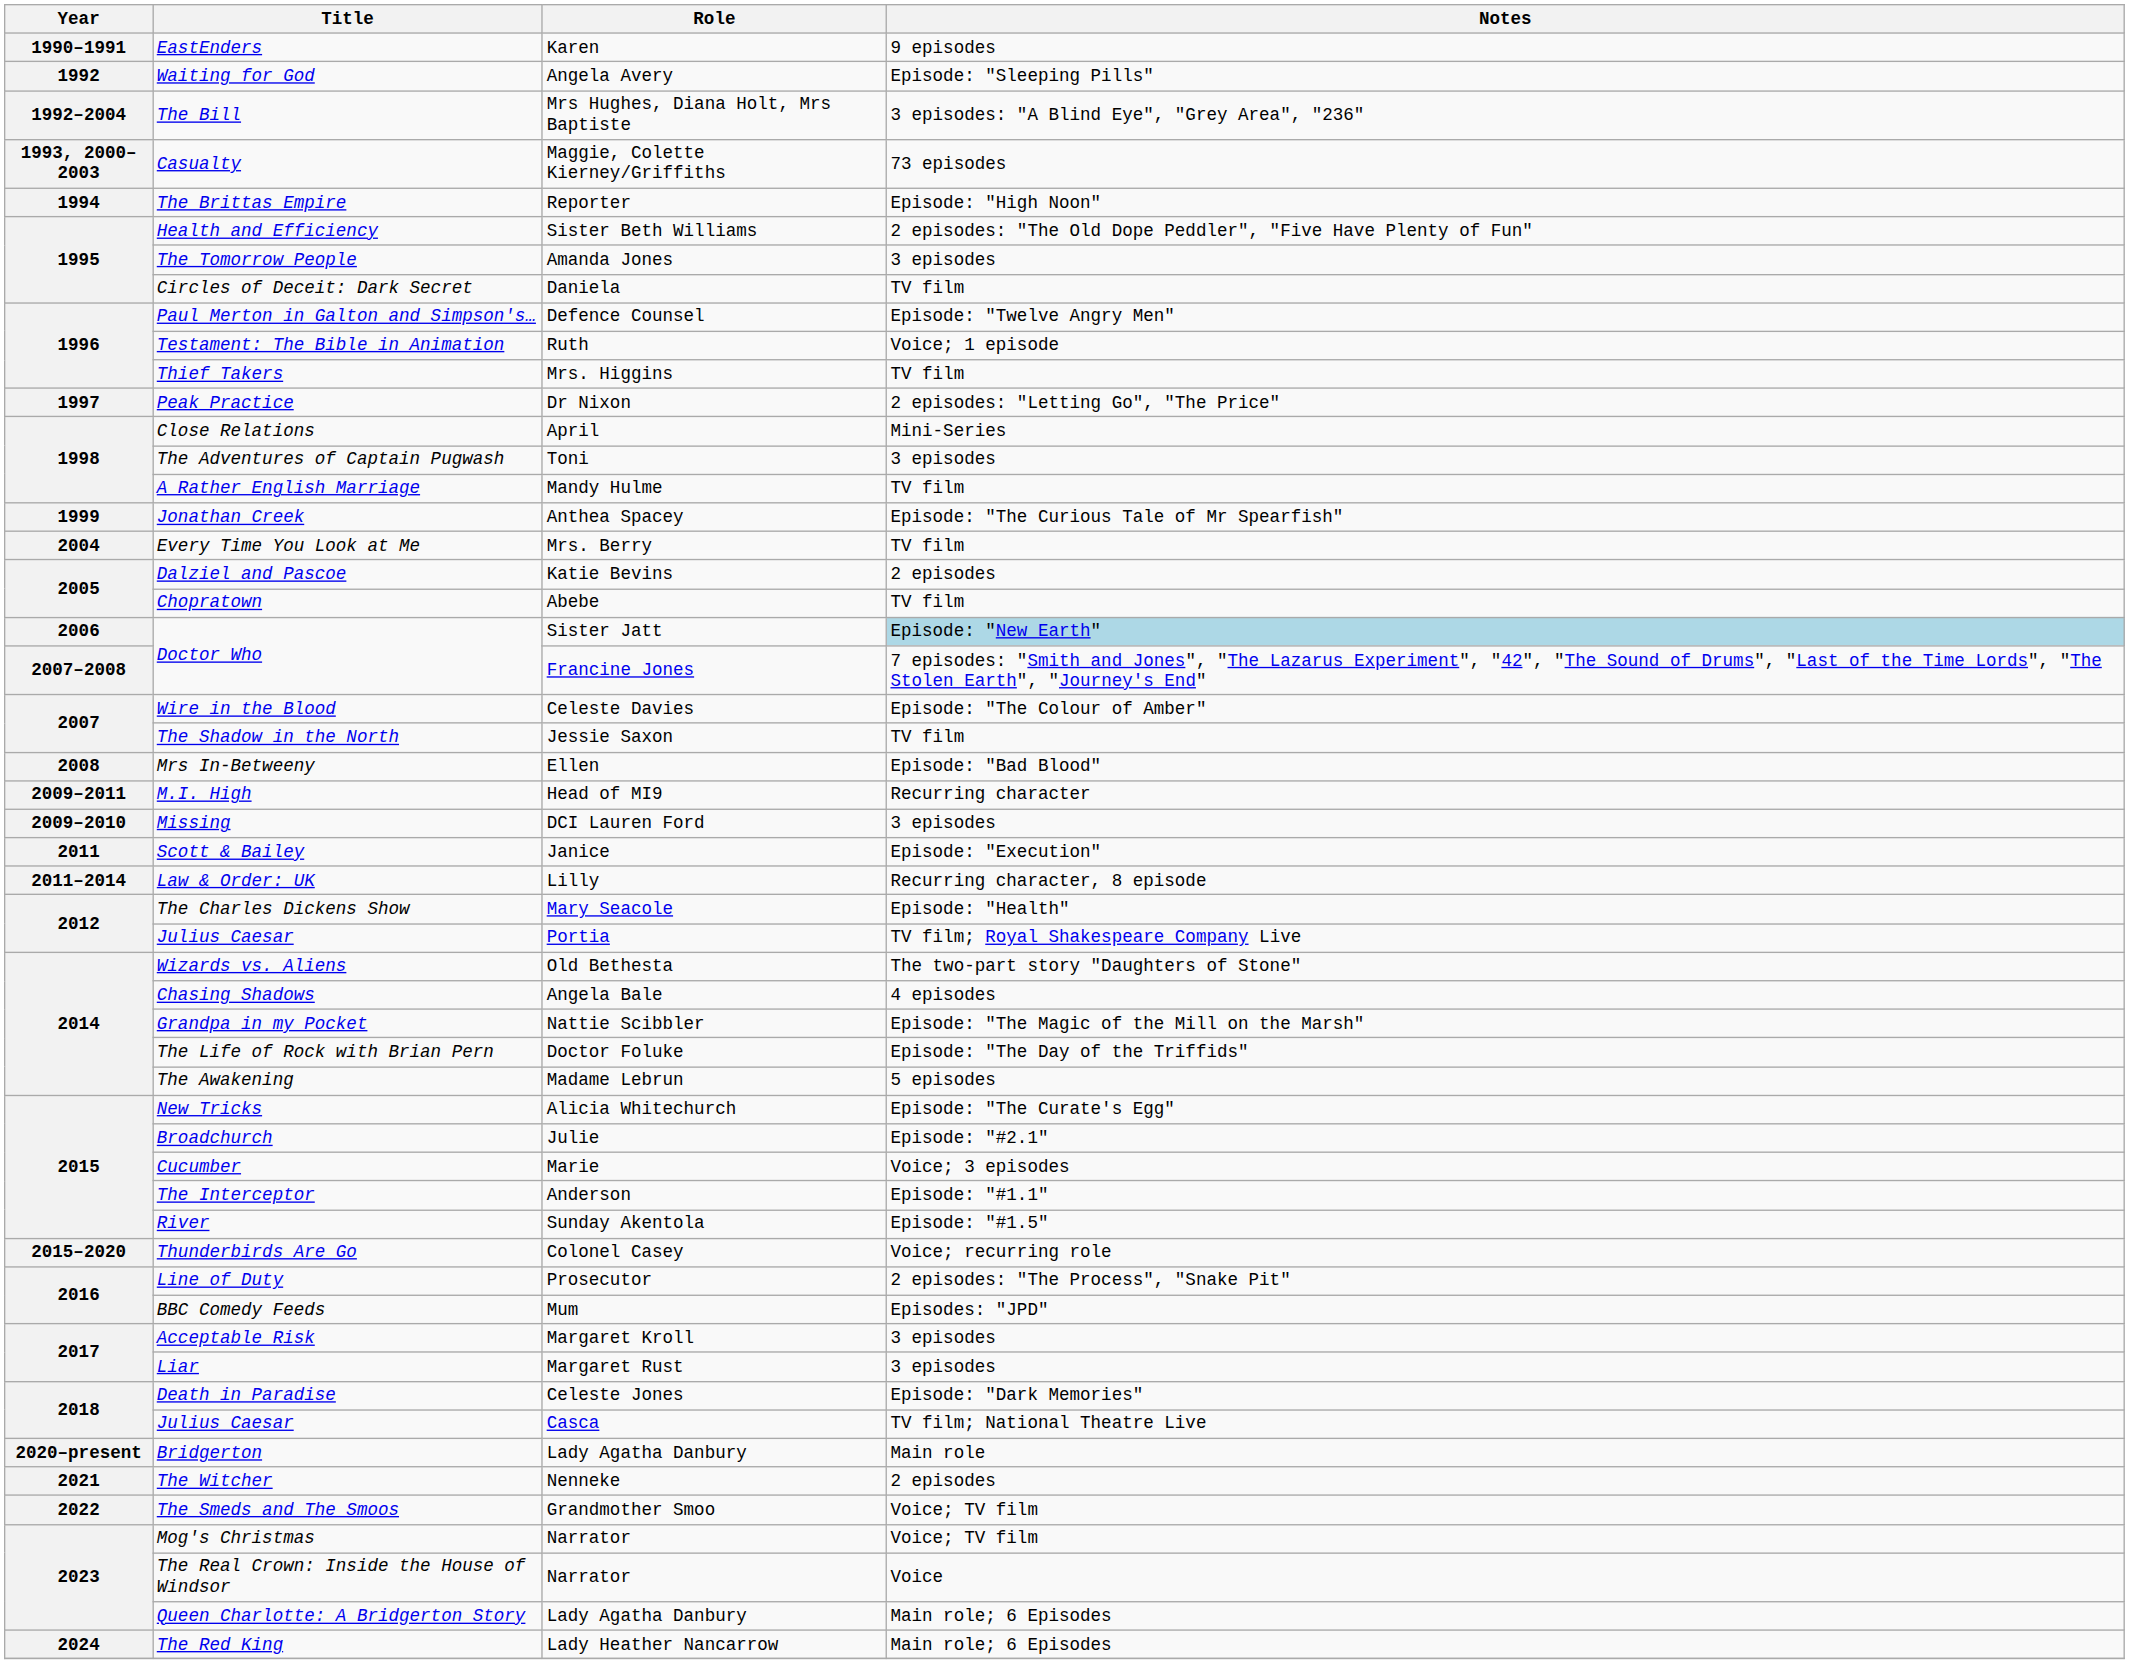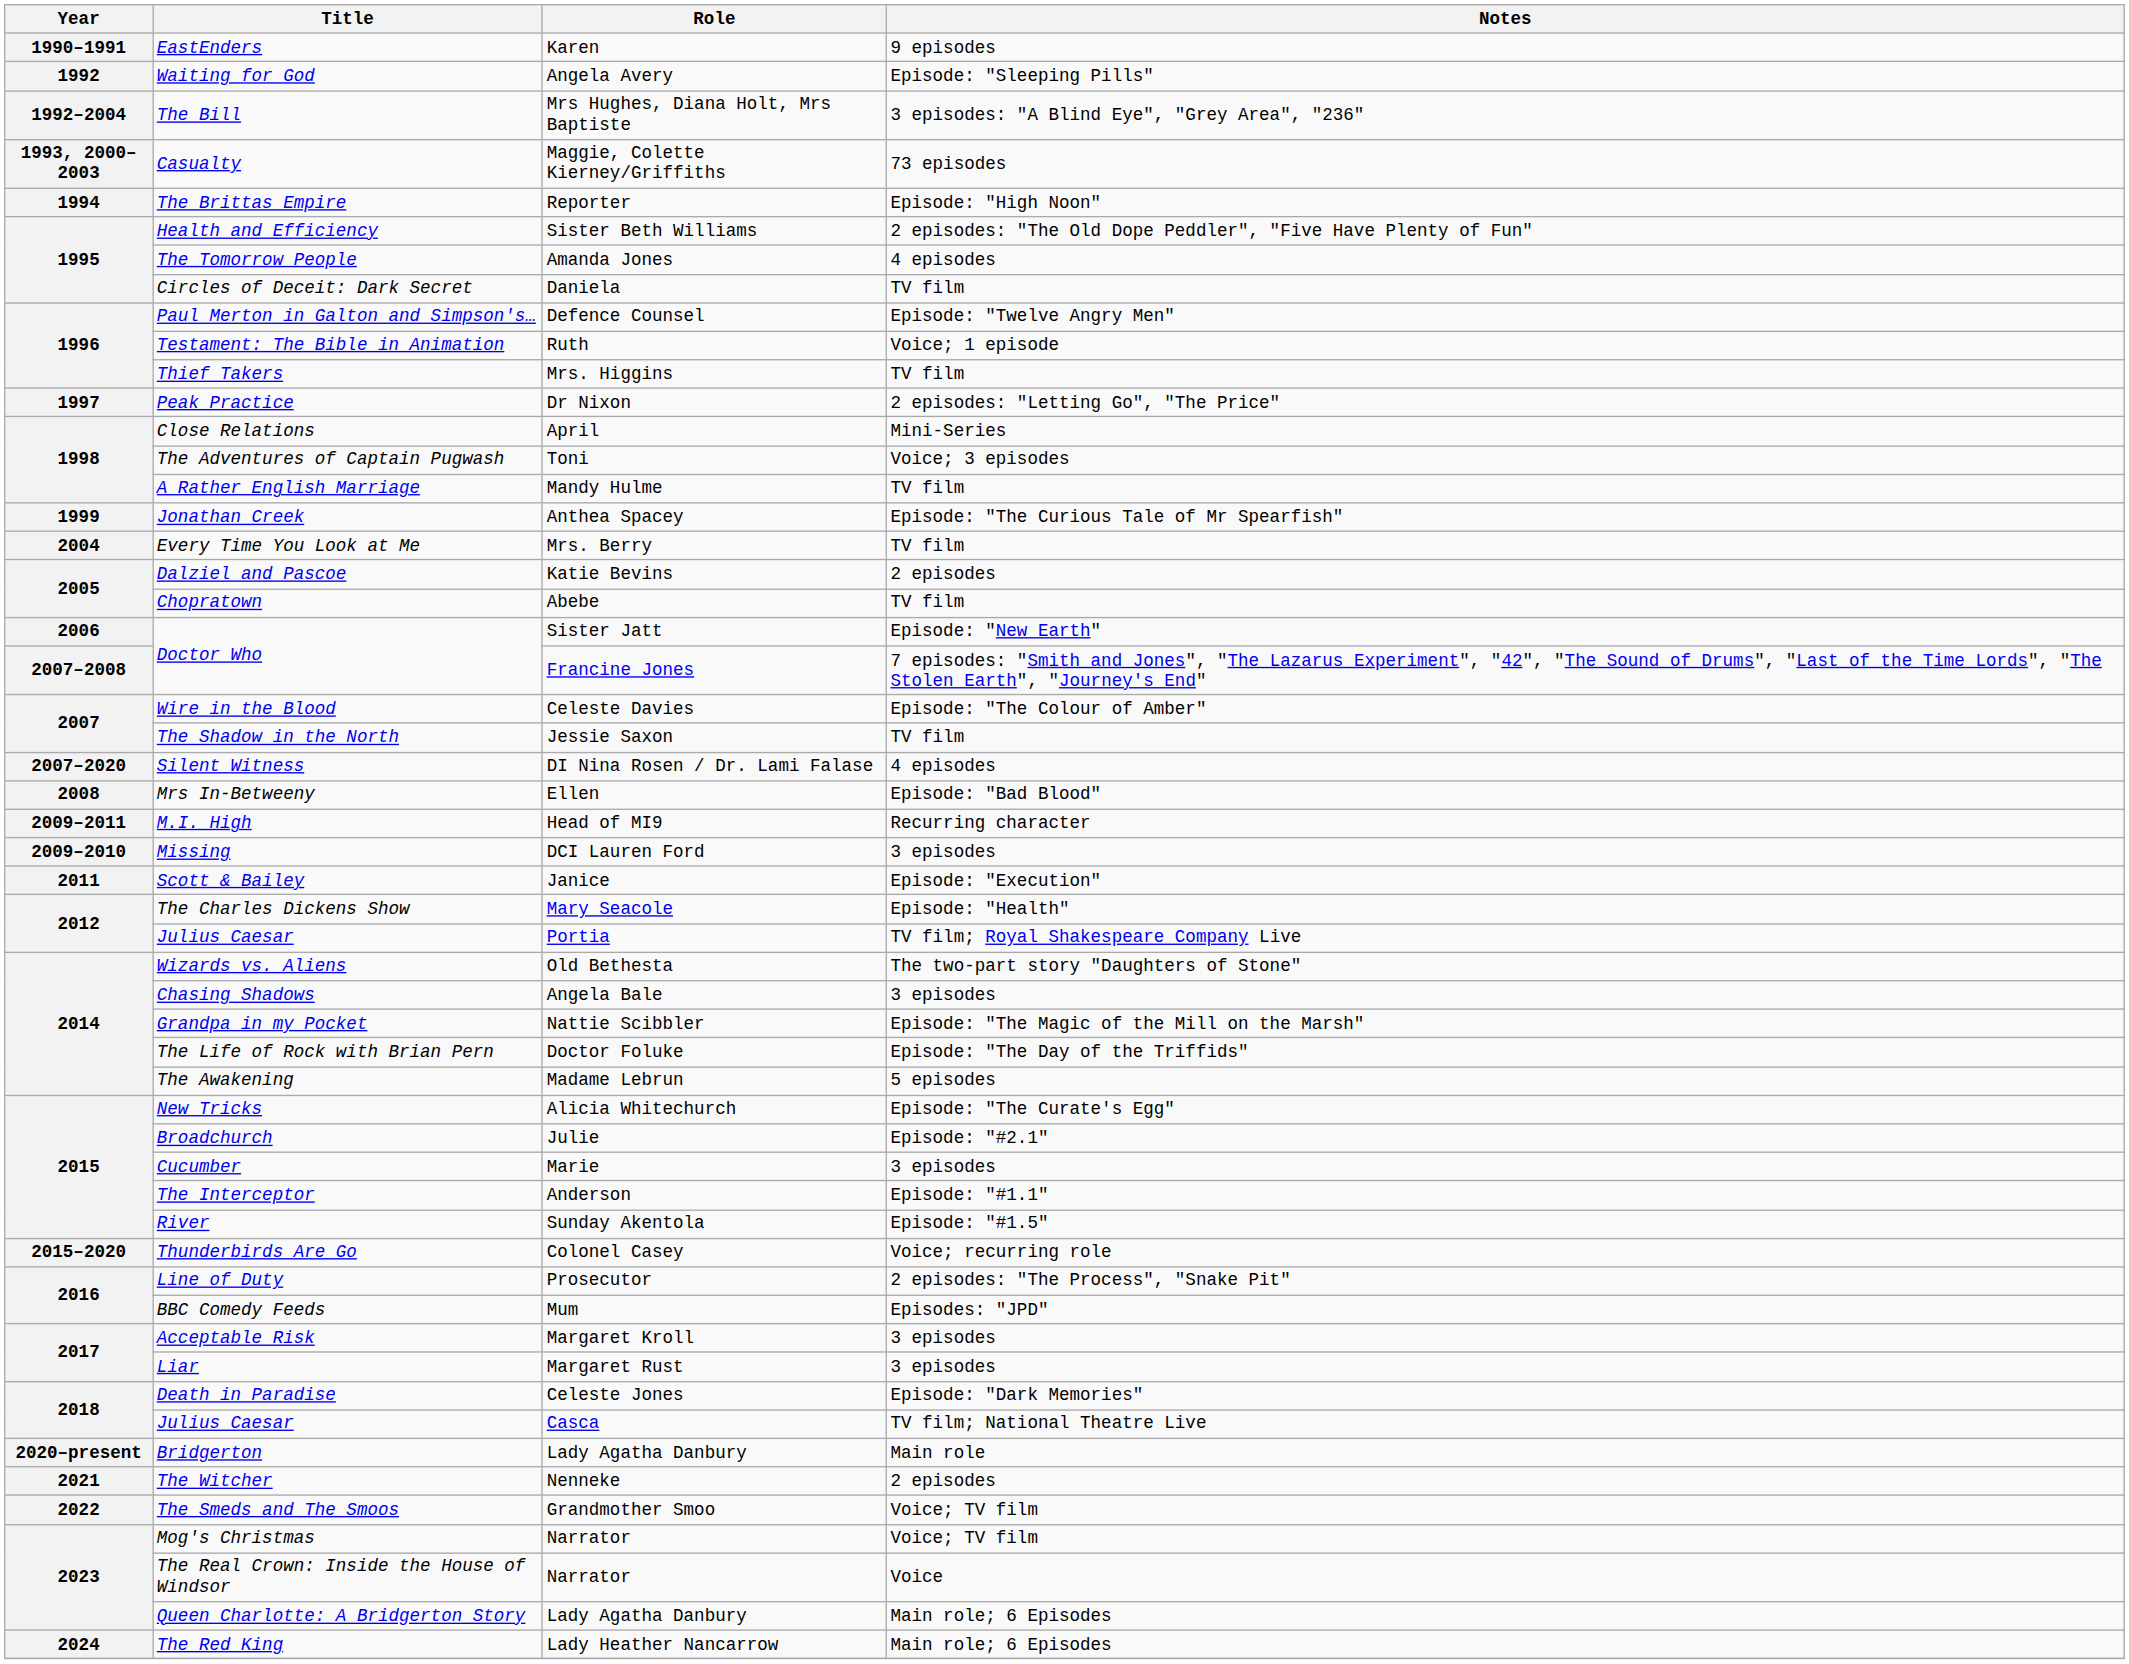(943, 260) 3 episodes -> (943, 260) 4 episodes
(943, 460) 3 episodes -> (980, 460) Voice; 3 episodes
(996, 632) lightblue background -> (996, 632) no background
+ row: (231, 766)
- row: (236, 881)
(943, 995) 4 episodes -> (943, 995) 3 episodes
(980, 1167) Voice; 3 episodes -> (943, 1167) 3 episodes
